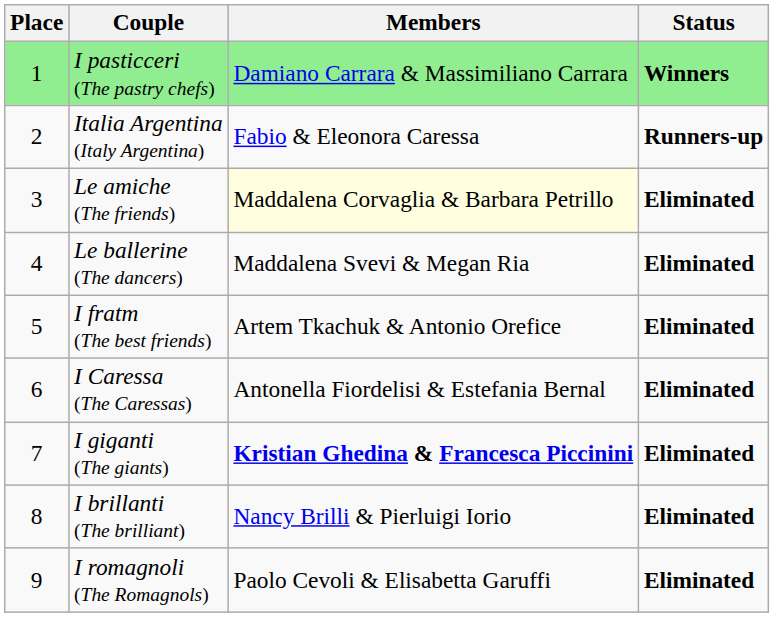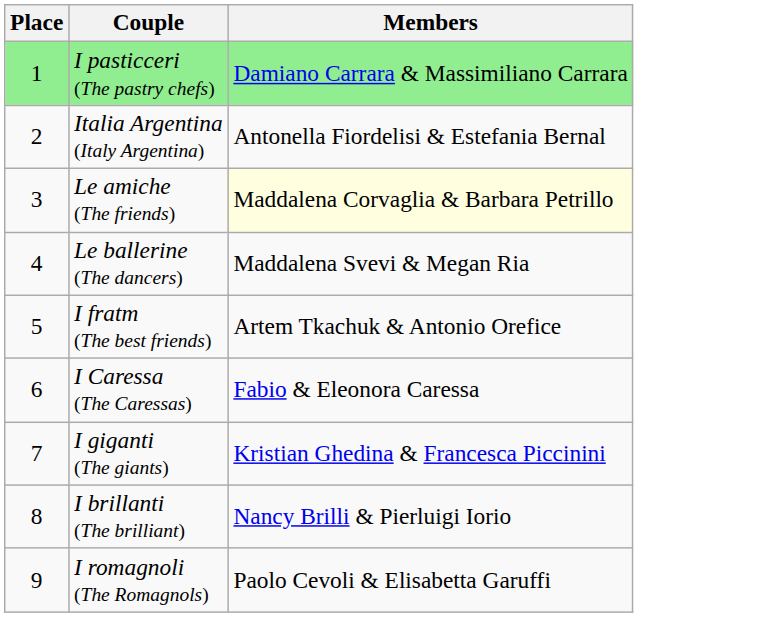- column: (704, 23)
(356, 136) Fabio & Eleonora Caressa -> (420, 136) Antonella Fiordelisi & Estefania Bernal
(420, 389) Antonella Fiordelisi & Estefania Bernal -> (356, 389) Fabio & Eleonora Caressa
(433, 453) bold -> (420, 453) normal
